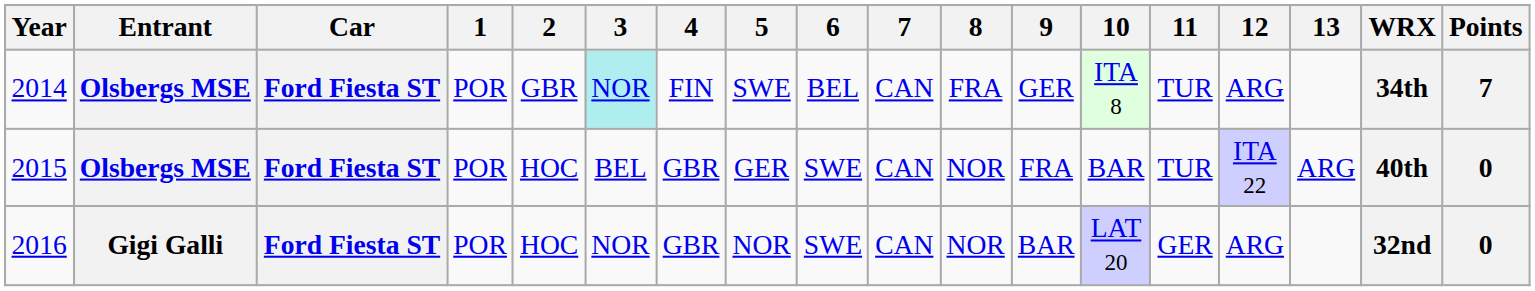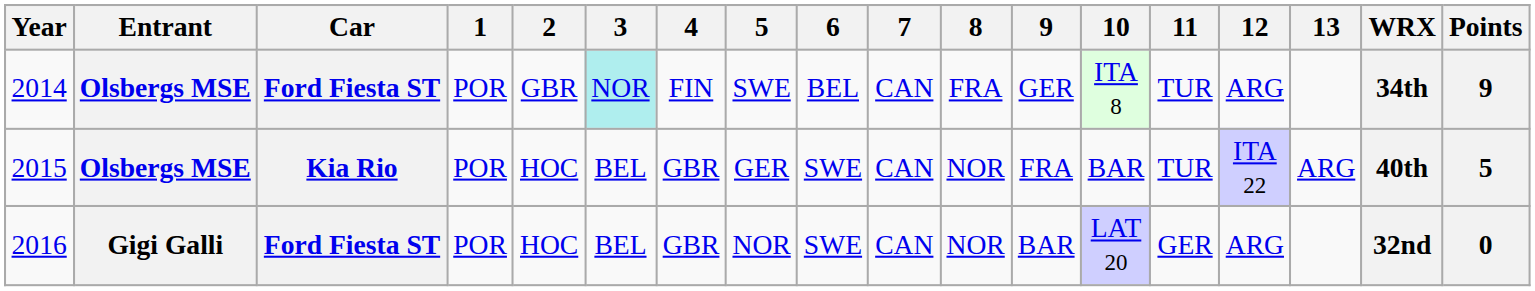(1486, 88) 7 -> (1486, 88) 9
(352, 166) Ford Fiesta ST -> (352, 166) Kia Rio
(1486, 166) 0 -> (1486, 166) 5
(620, 244) NOR -> (620, 244) BEL
